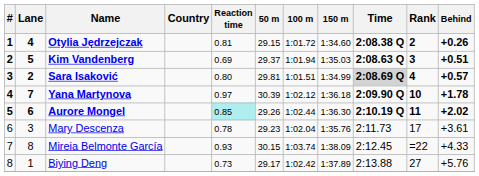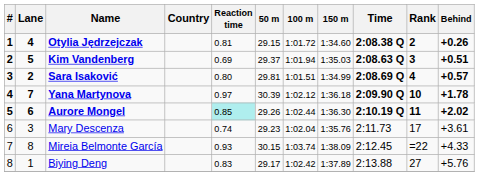(380, 77) lightgrey background -> (380, 77) no background
(223, 129) 0.78 -> (223, 129) 0.74
(223, 164) 0.73 -> (223, 164) 0.83
